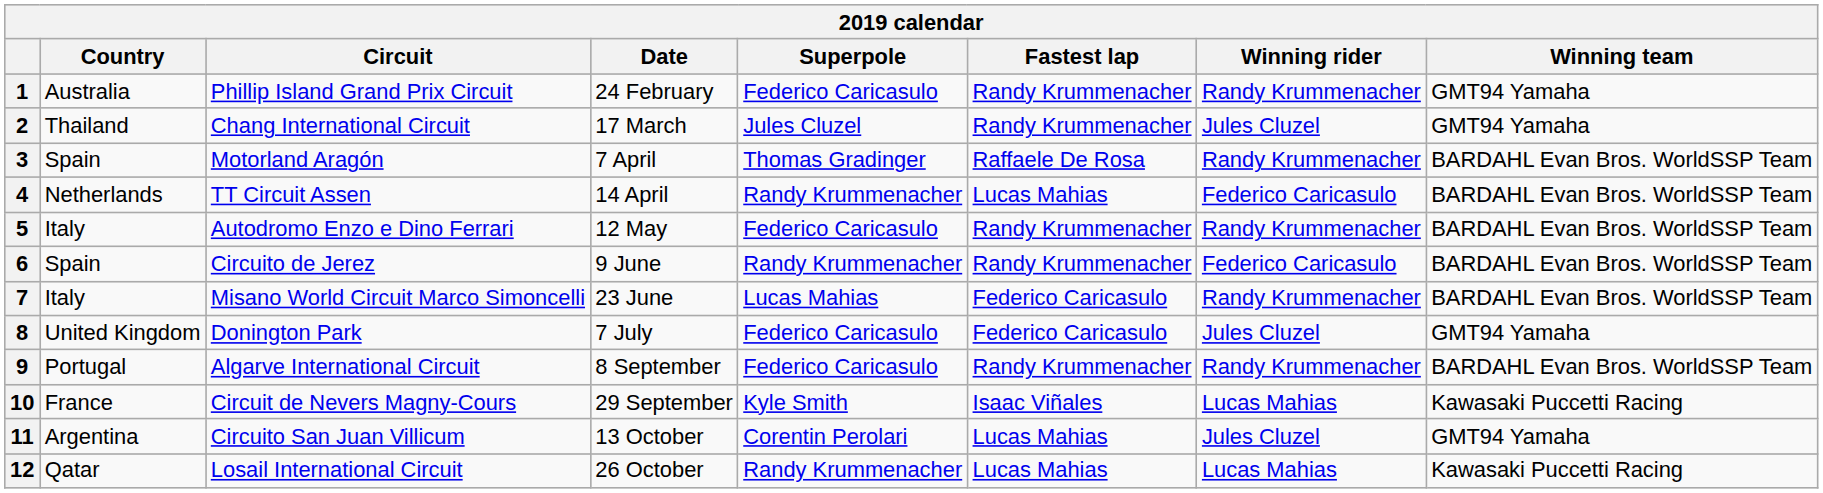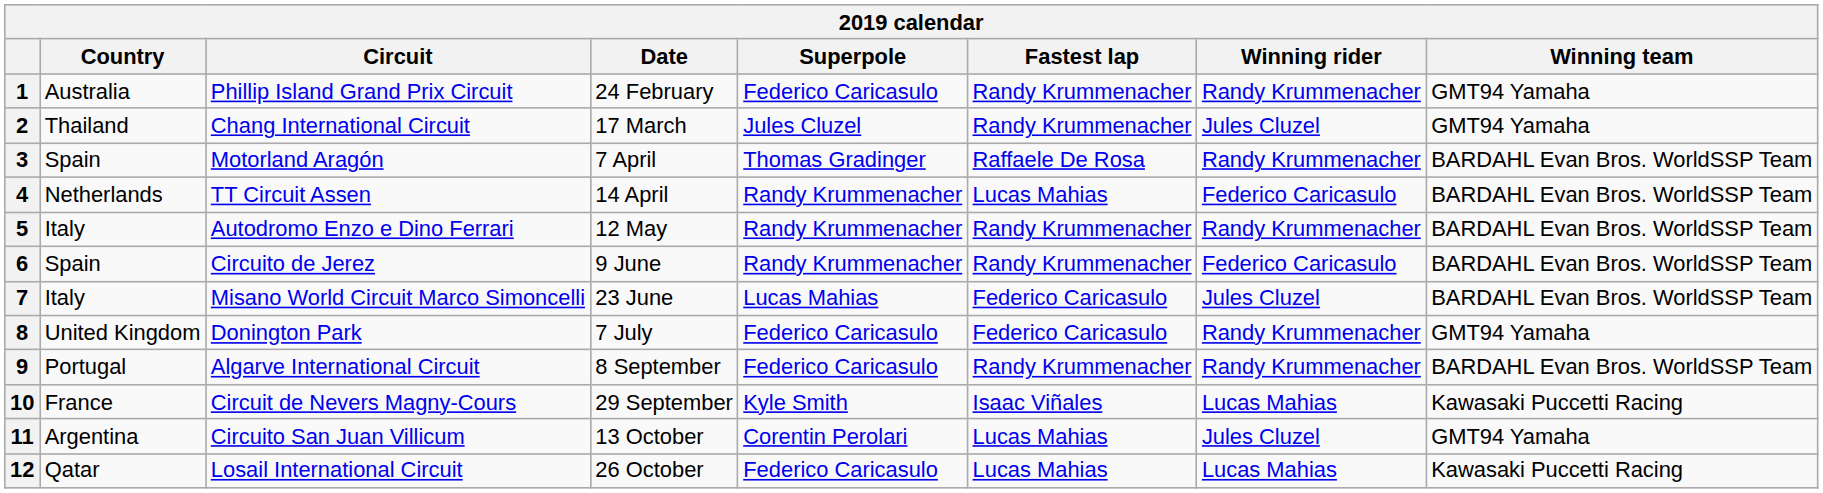(841, 229) Federico Caricasulo -> (853, 229) Randy Krummenacher
(1311, 298) Randy Krummenacher -> (1261, 298) Jules Cluzel
(1261, 332) Jules Cluzel -> (1311, 332) Randy Krummenacher
(853, 470) Randy Krummenacher -> (841, 470) Federico Caricasulo
